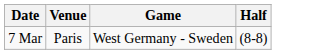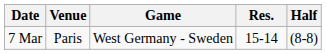+ column: (261, 15)
